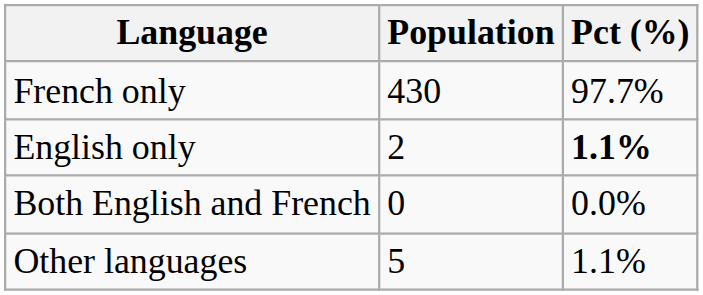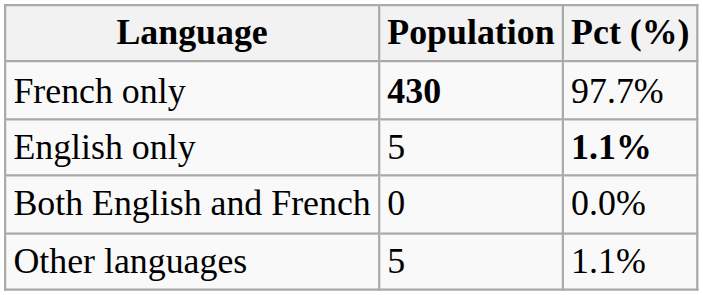(414, 89) normal -> (414, 89) bold
(396, 146) 2 -> (396, 146) 5
